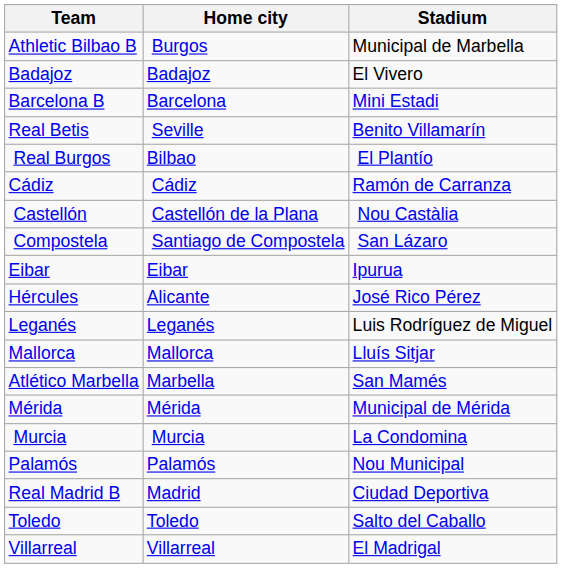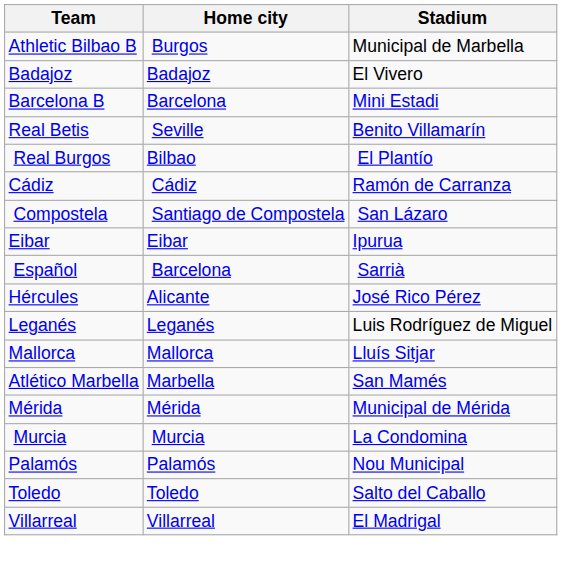- row: (48, 213)
+ row: (43, 269)
- row: (64, 492)
